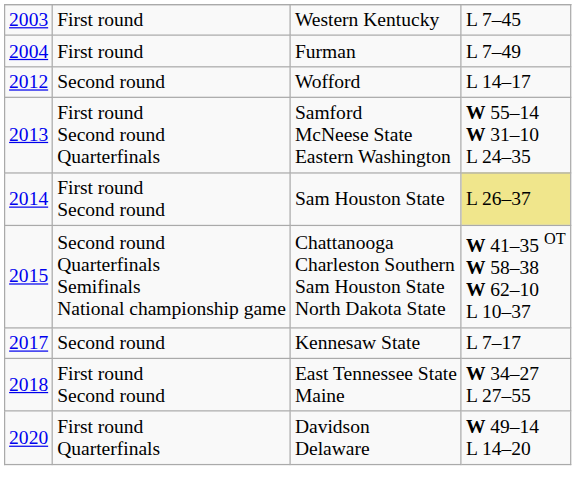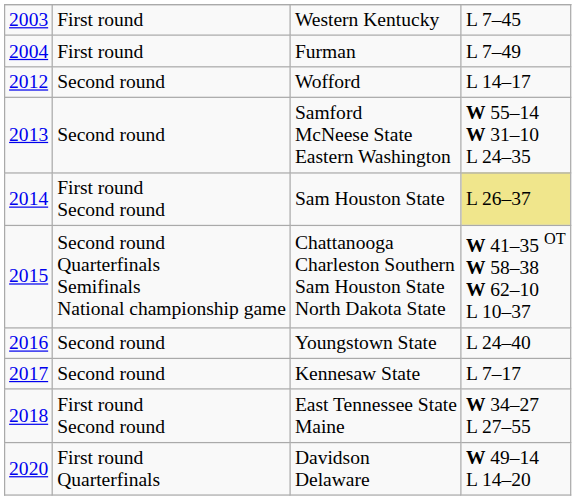(111, 134) First round Second round Quarterfinals -> (111, 134) Second round
+ row: (366, 342)
